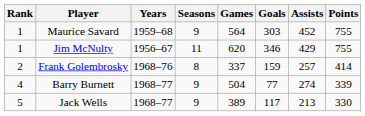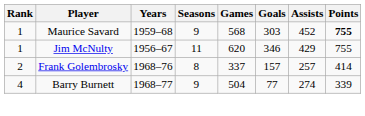(237, 31) 564 -> (237, 31) 568
(343, 31) normal -> (343, 31) bold
(272, 66) 159 -> (272, 66) 157
- row: (83, 102)
